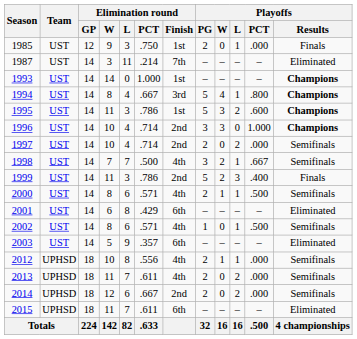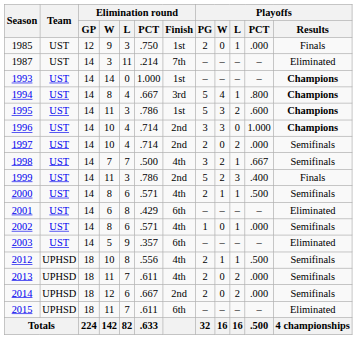(259, 227) .500 -> (259, 227) .000
(259, 260) .000 -> (259, 260) .500
